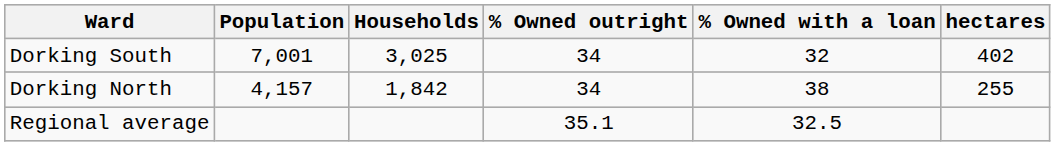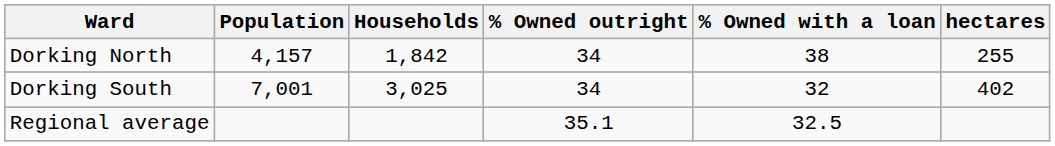rows swapped: (91, 90) <-> (91, 56)
